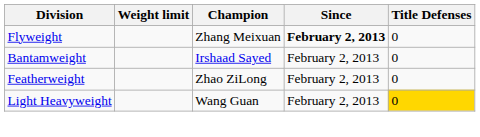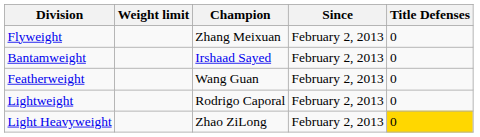(336, 36) bold -> (338, 36) normal
(231, 79) Zhao ZiLong -> (227, 79) Wang Guan
+ row: (40, 100)
(227, 100) Wang Guan -> (231, 121) Zhao ZiLong
